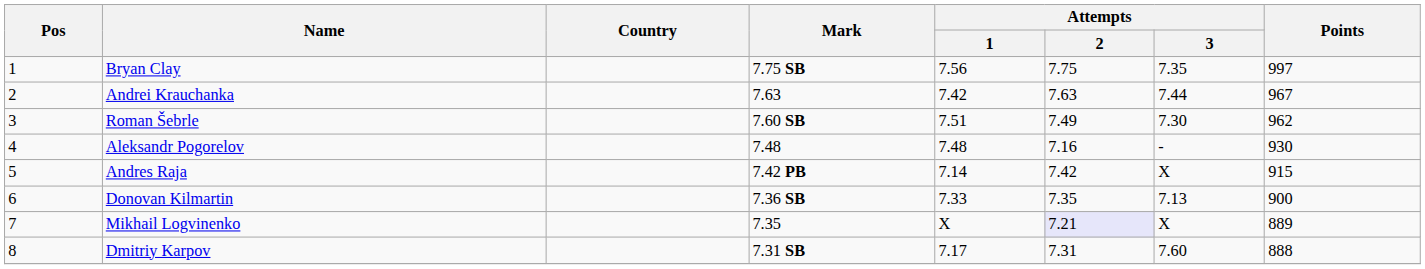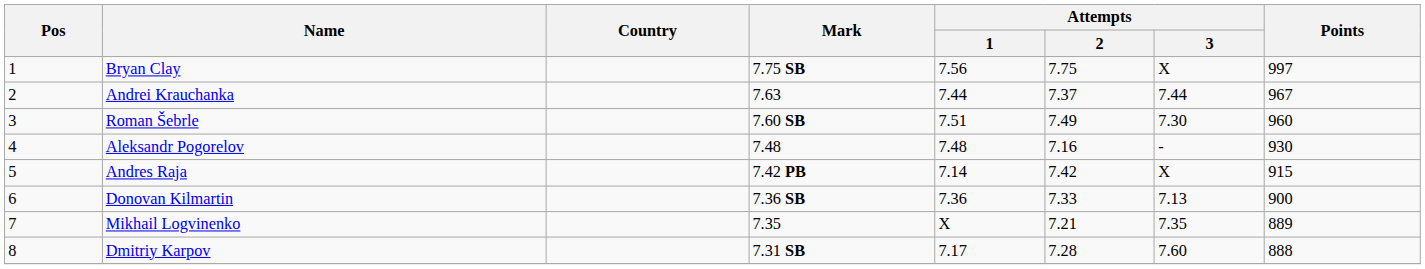(1173, 69) 7.35 -> (1164, 69) X
(953, 95) 7.42 -> (953, 95) 7.44
(1063, 95) 7.63 -> (1063, 95) 7.37
(1280, 120) 962 -> (1280, 120) 960
(953, 198) 7.33 -> (953, 198) 7.36
(1063, 198) 7.35 -> (1063, 198) 7.33
(1063, 224) lavender background -> (1063, 224) no background
(1164, 224) X -> (1173, 224) 7.35
(1063, 250) 7.31 -> (1063, 250) 7.28
